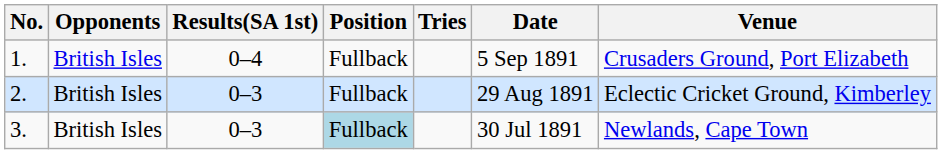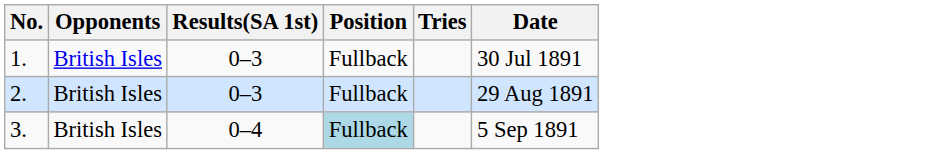- column: (767, 22)
(245, 58) 0–4 -> (245, 58) 0–3
(528, 58) 5 Sep 1891 -> (530, 58) 30 Jul 1891
(245, 129) 0–3 -> (245, 129) 0–4
(530, 129) 30 Jul 1891 -> (528, 129) 5 Sep 1891
